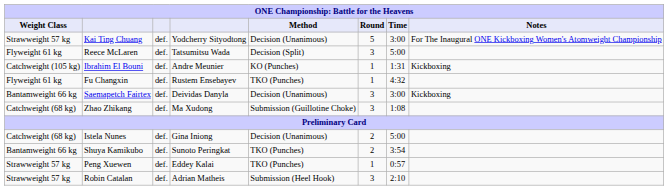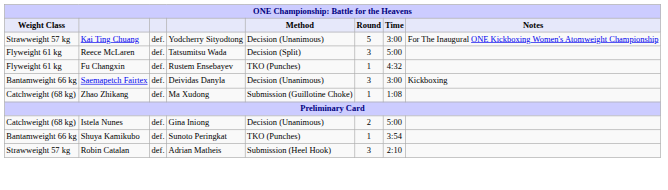- row: (114, 66)
(372, 108) 3 -> (369, 94) 1
(372, 150) 2 -> (369, 136) 1
- row: (108, 164)
